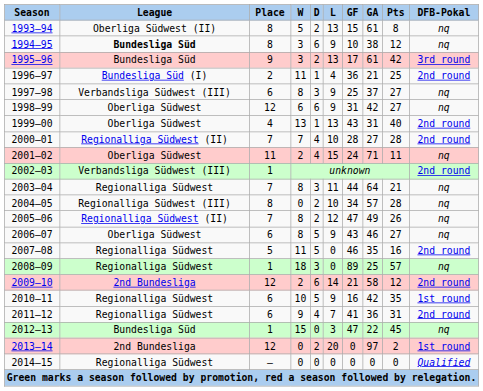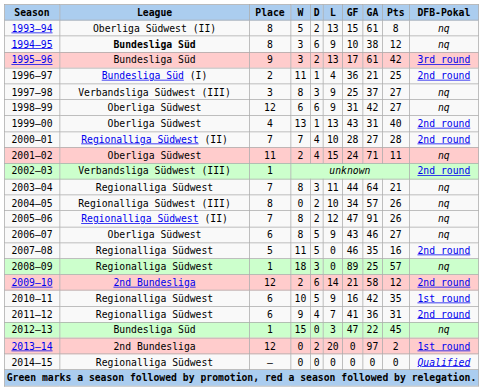(270, 92) 6 -> (270, 92) 3
(396, 203) 28 -> (396, 203) 26
(372, 219) 49 -> (372, 219) 91
